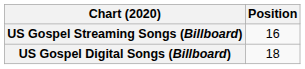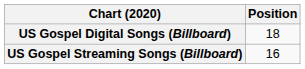rows swapped: (125, 53) <-> (125, 34)
